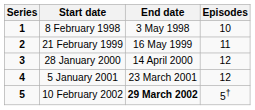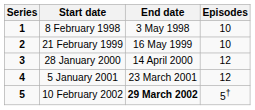(225, 45) 11 -> (225, 45) 10
